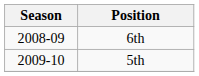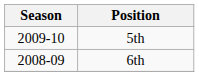rows swapped: (136, 38) <-> (136, 60)
